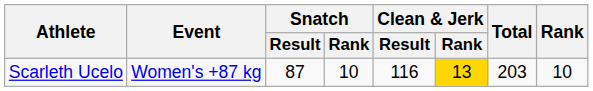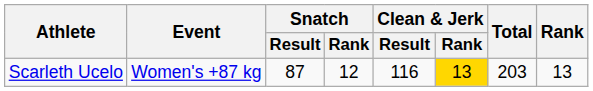(349, 73) 10 -> (349, 73) 12
(562, 73) 10 -> (562, 73) 13
